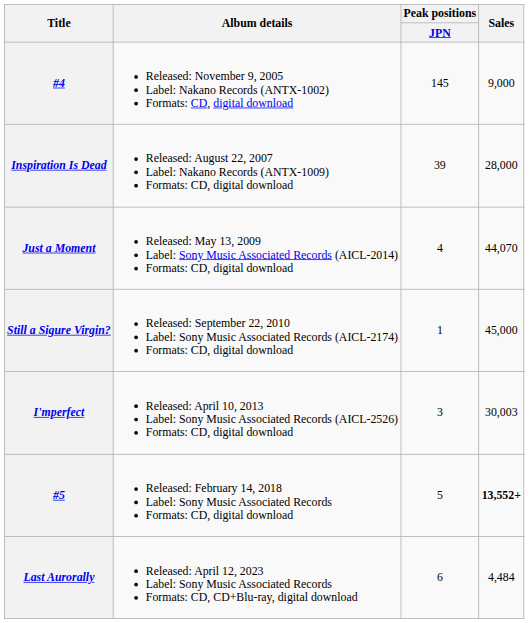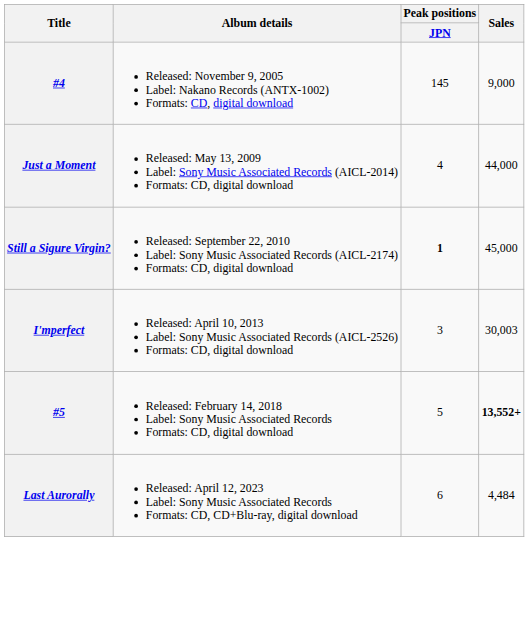- row: (59, 165)
(501, 248) 44,070 -> (501, 165) 44,000
(440, 330) normal -> (440, 248) bold
